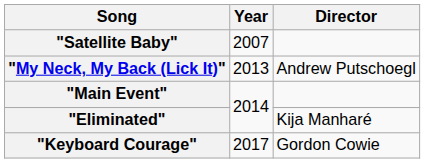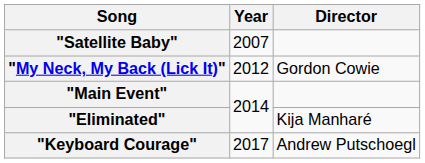(251, 68) 2013 -> (251, 68) 2012
(346, 68) Andrew Putschoegl -> (328, 68) Gordon Cowie
(328, 145) Gordon Cowie -> (346, 145) Andrew Putschoegl
